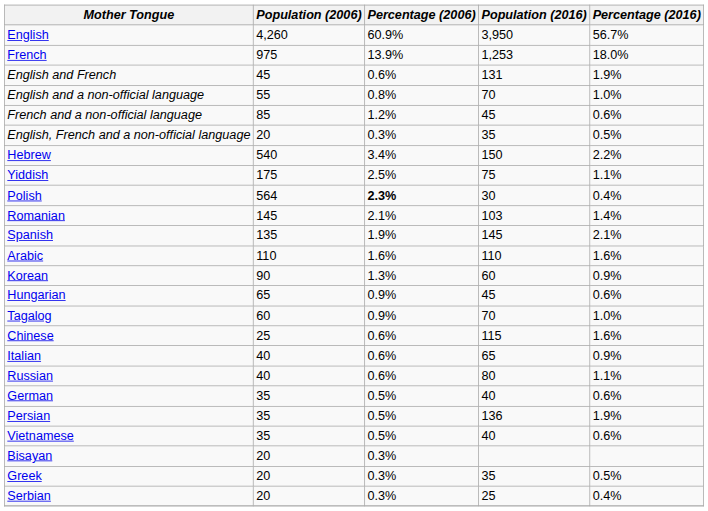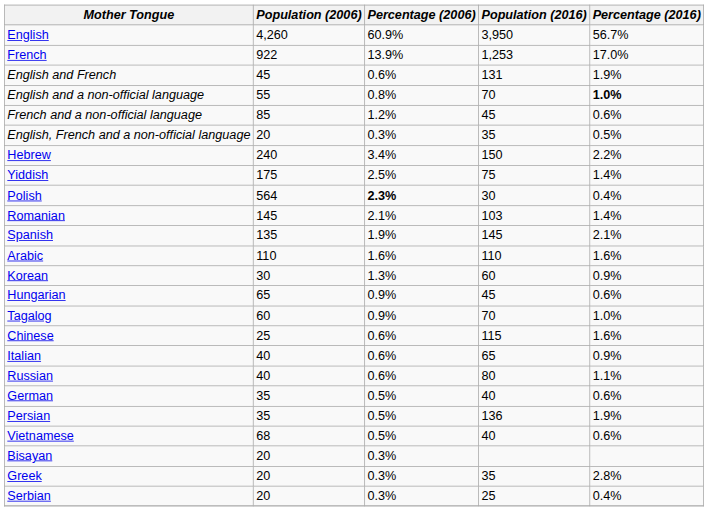(267, 55) 975 -> (267, 55) 922
(611, 55) 18.0% -> (611, 55) 17.0%
(607, 95) normal -> (607, 95) bold
(267, 155) 540 -> (267, 155) 240
(607, 175) 1.1% -> (607, 175) 1.4%
(263, 275) 90 -> (263, 275) 30
(263, 436) 35 -> (263, 436) 68
(607, 476) 0.5% -> (607, 476) 2.8%
